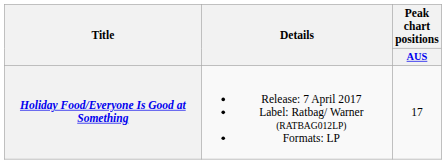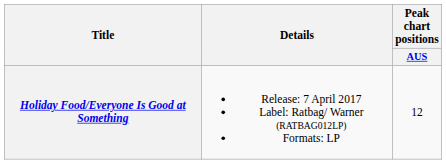(417, 112) 17 -> (417, 112) 12
